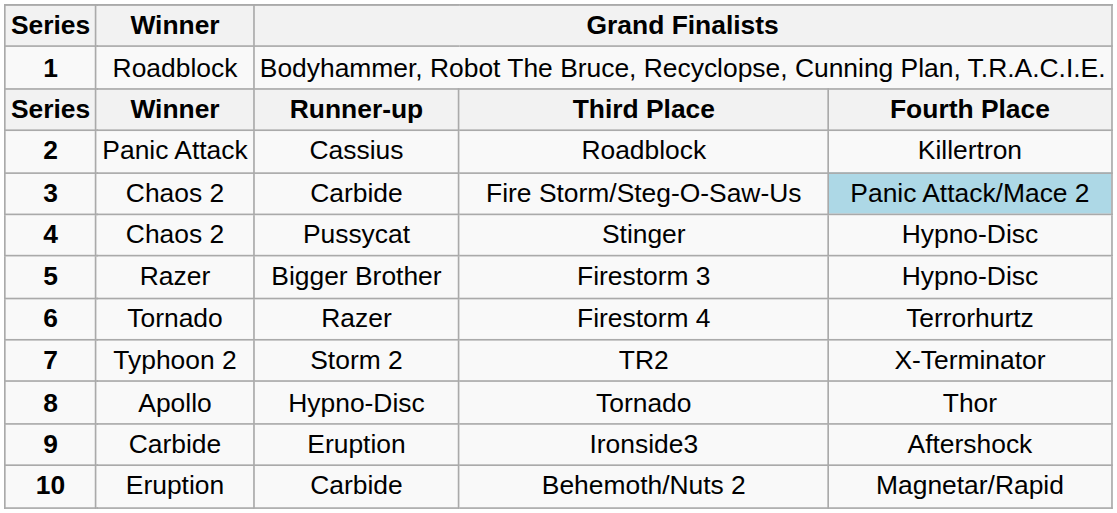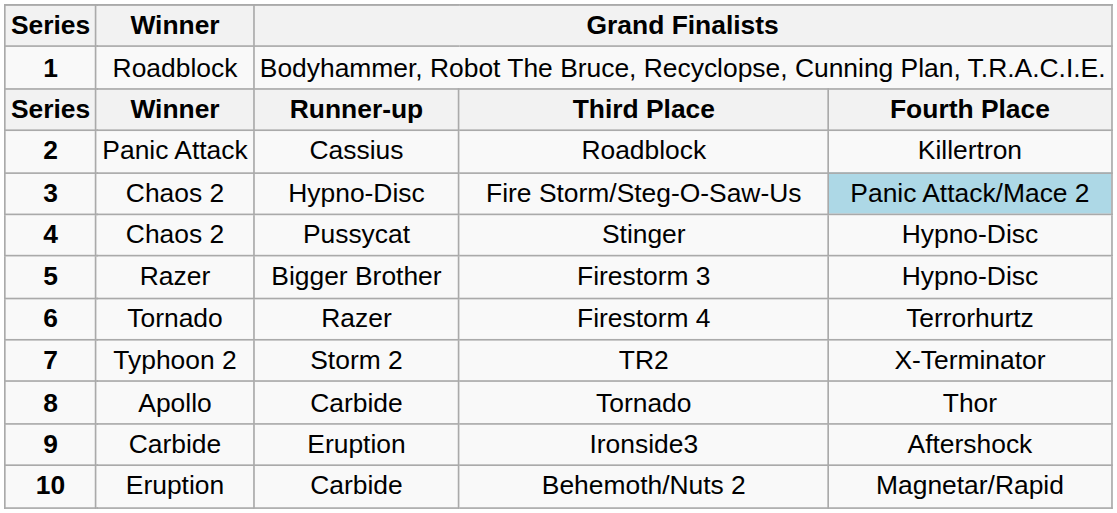(356, 192) Carbide -> (356, 192) Hypno-Disc
(356, 402) Hypno-Disc -> (356, 402) Carbide
